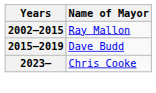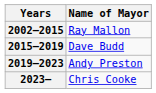+ row: (36, 63)
